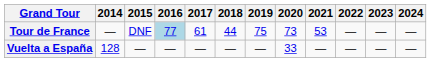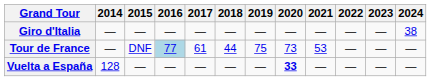+ row: (50, 31)
(291, 48) normal -> (291, 66) bold
